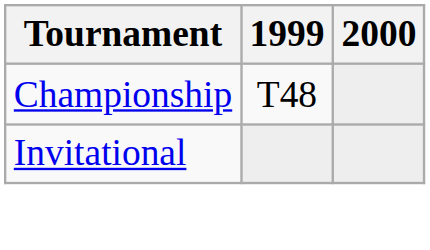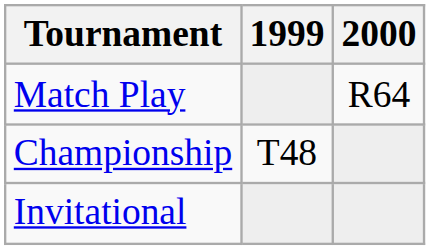+ row: (100, 93)
